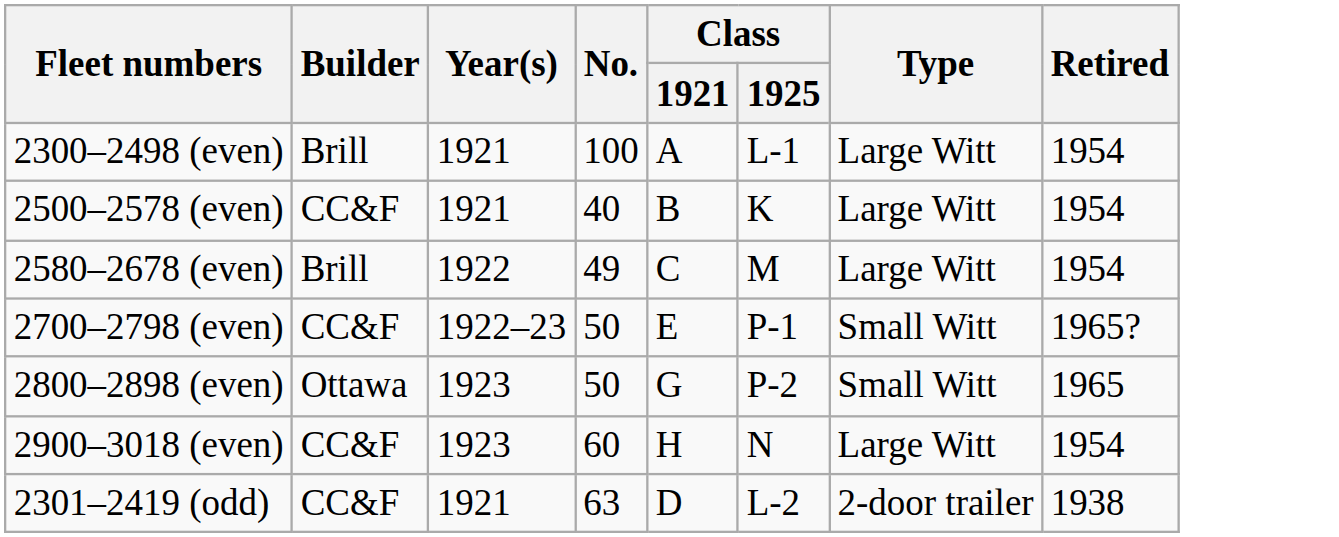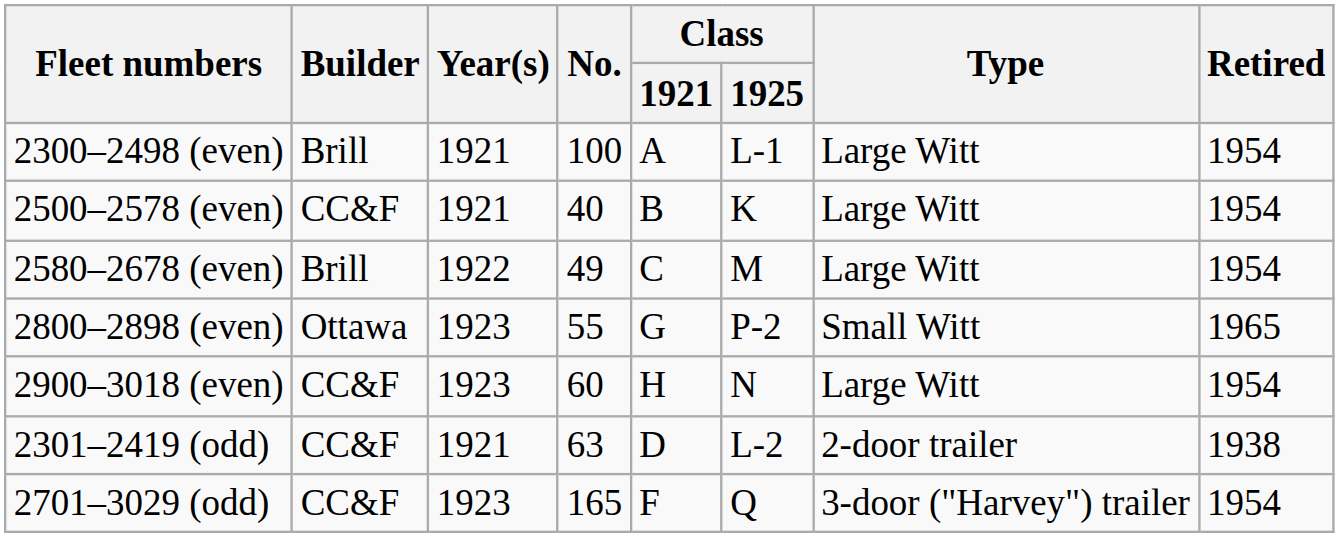- row: (149, 326)
(602, 385) 50 -> (585, 326) 55
+ row: (141, 502)
